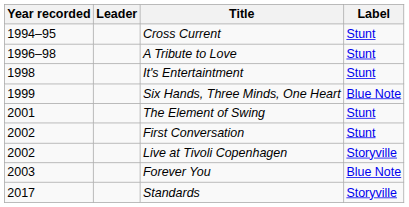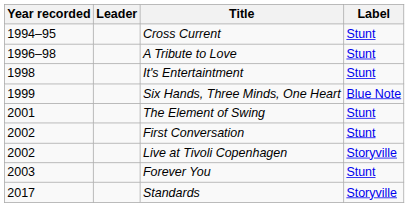(374, 172) Blue Note -> (361, 172) Stunt
